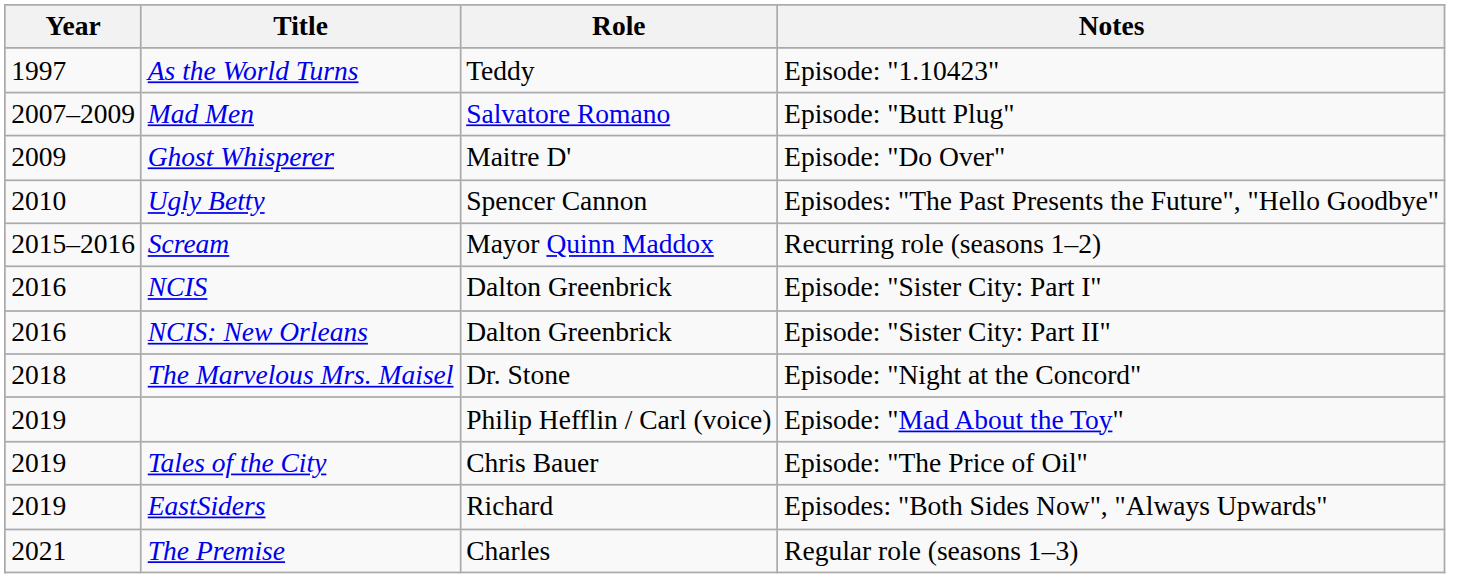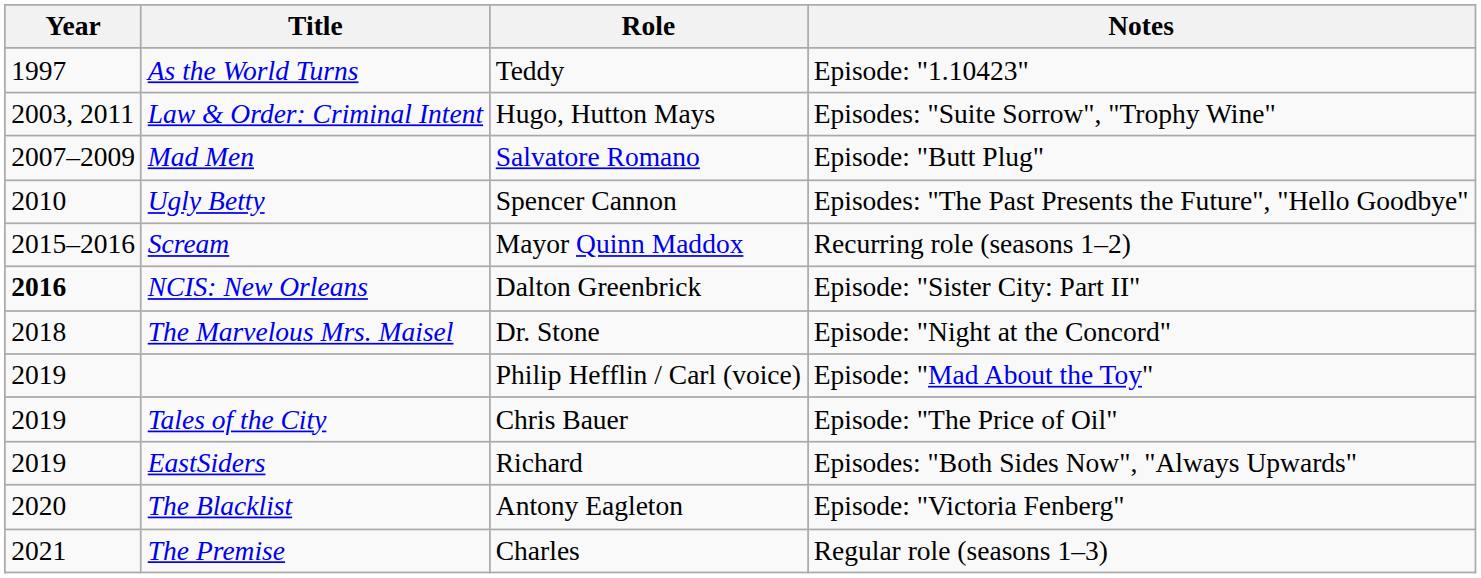+ row: (315, 113)
- row: (241, 157)
- row: (178, 288)
(39, 331) normal -> (39, 288) bold
+ row: (220, 506)
